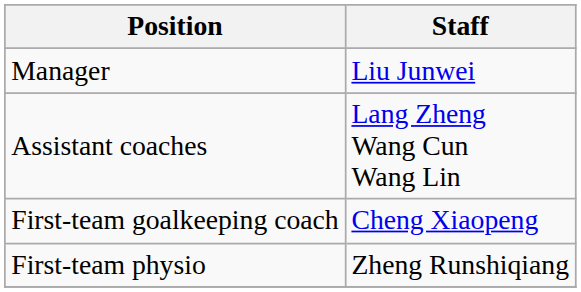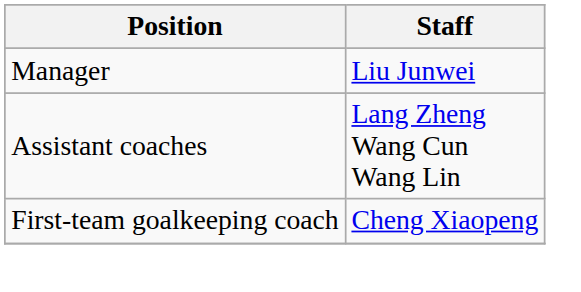- row: (109, 264)
